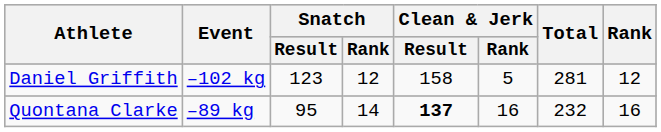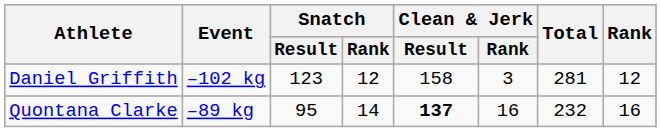(508, 80) 5 -> (508, 80) 3
